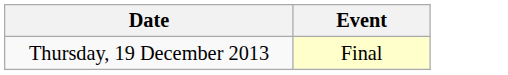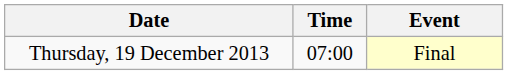+ column: (330, 20)
